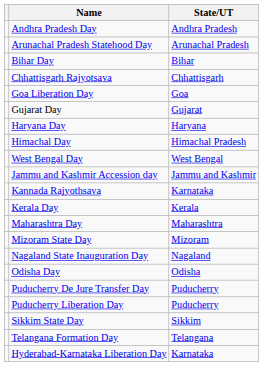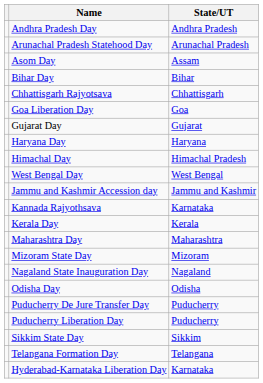+ row: (33, 61)
